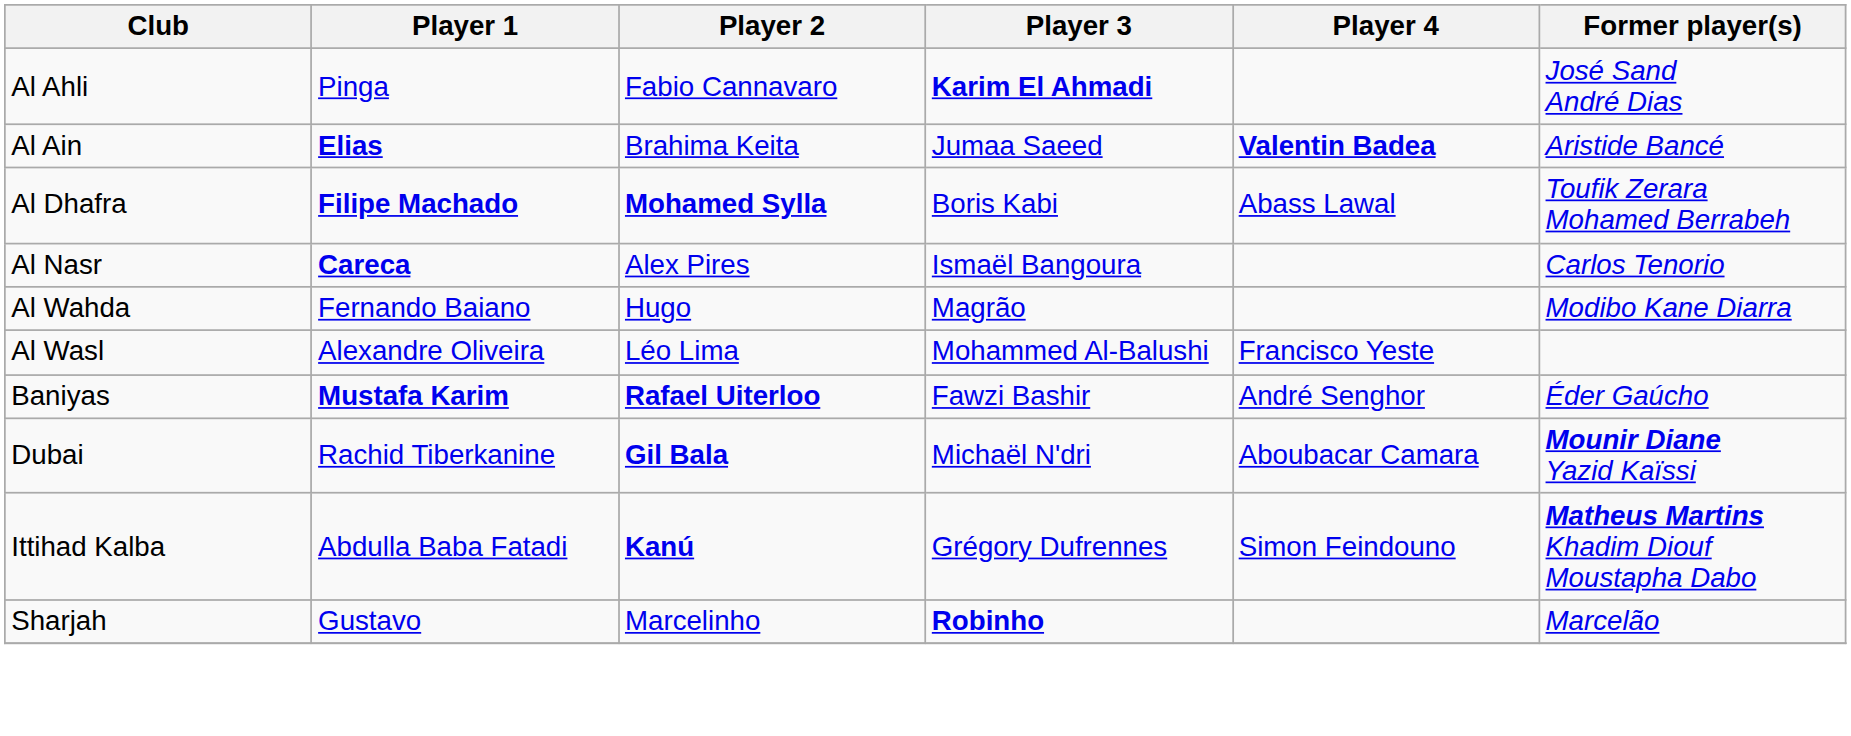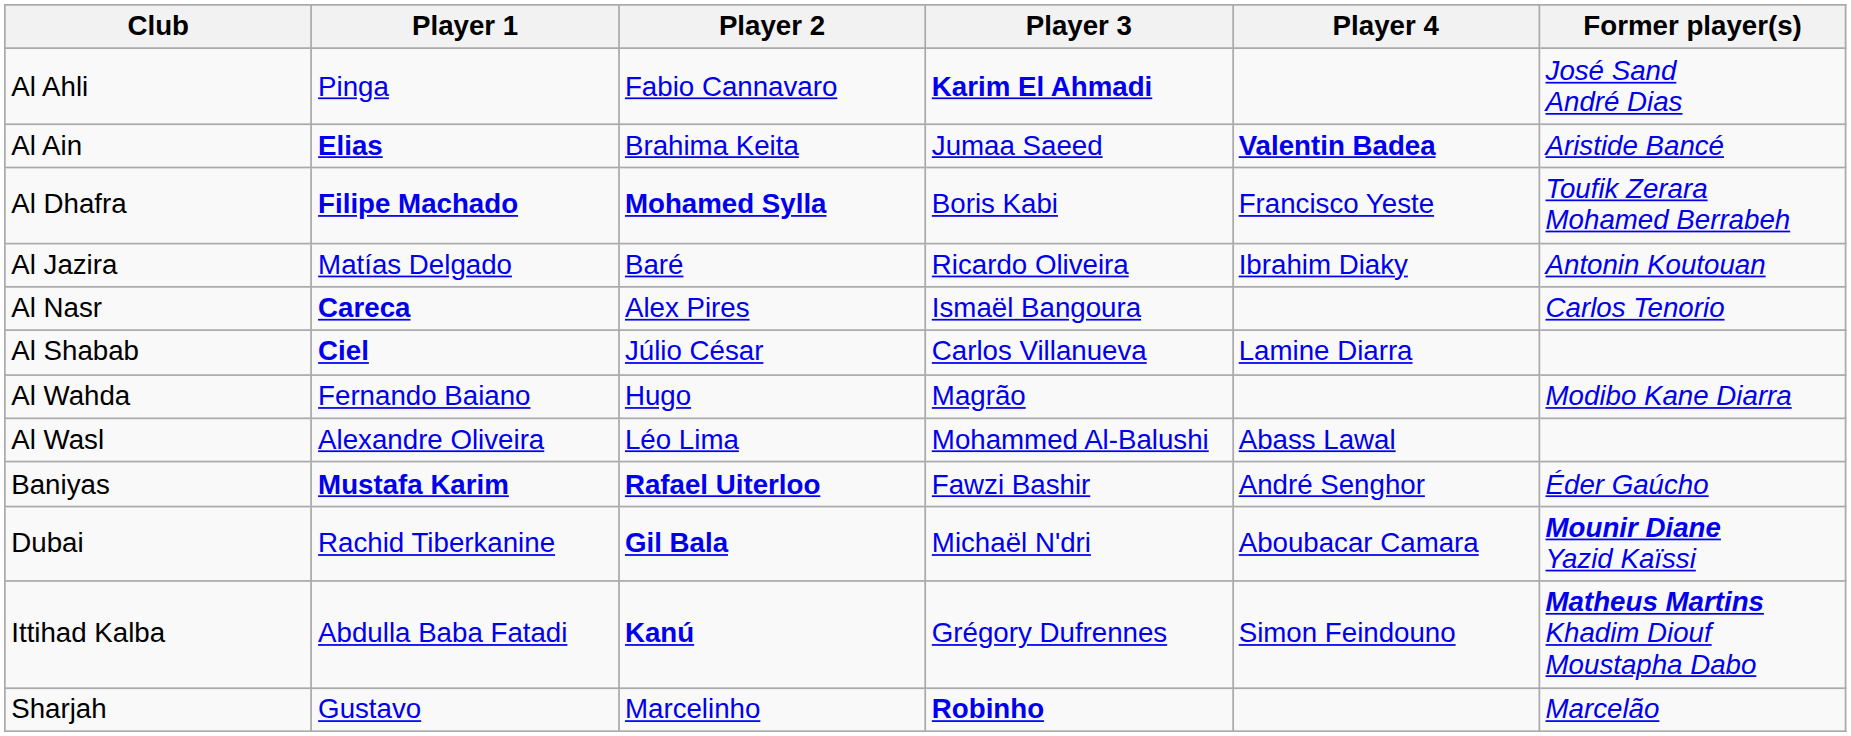(1317, 204) Abass Lawal -> (1336, 204) Francisco Yeste
+ row: (64, 264)
+ row: (75, 352)
(1336, 352) Francisco Yeste -> (1317, 439) Abass Lawal
